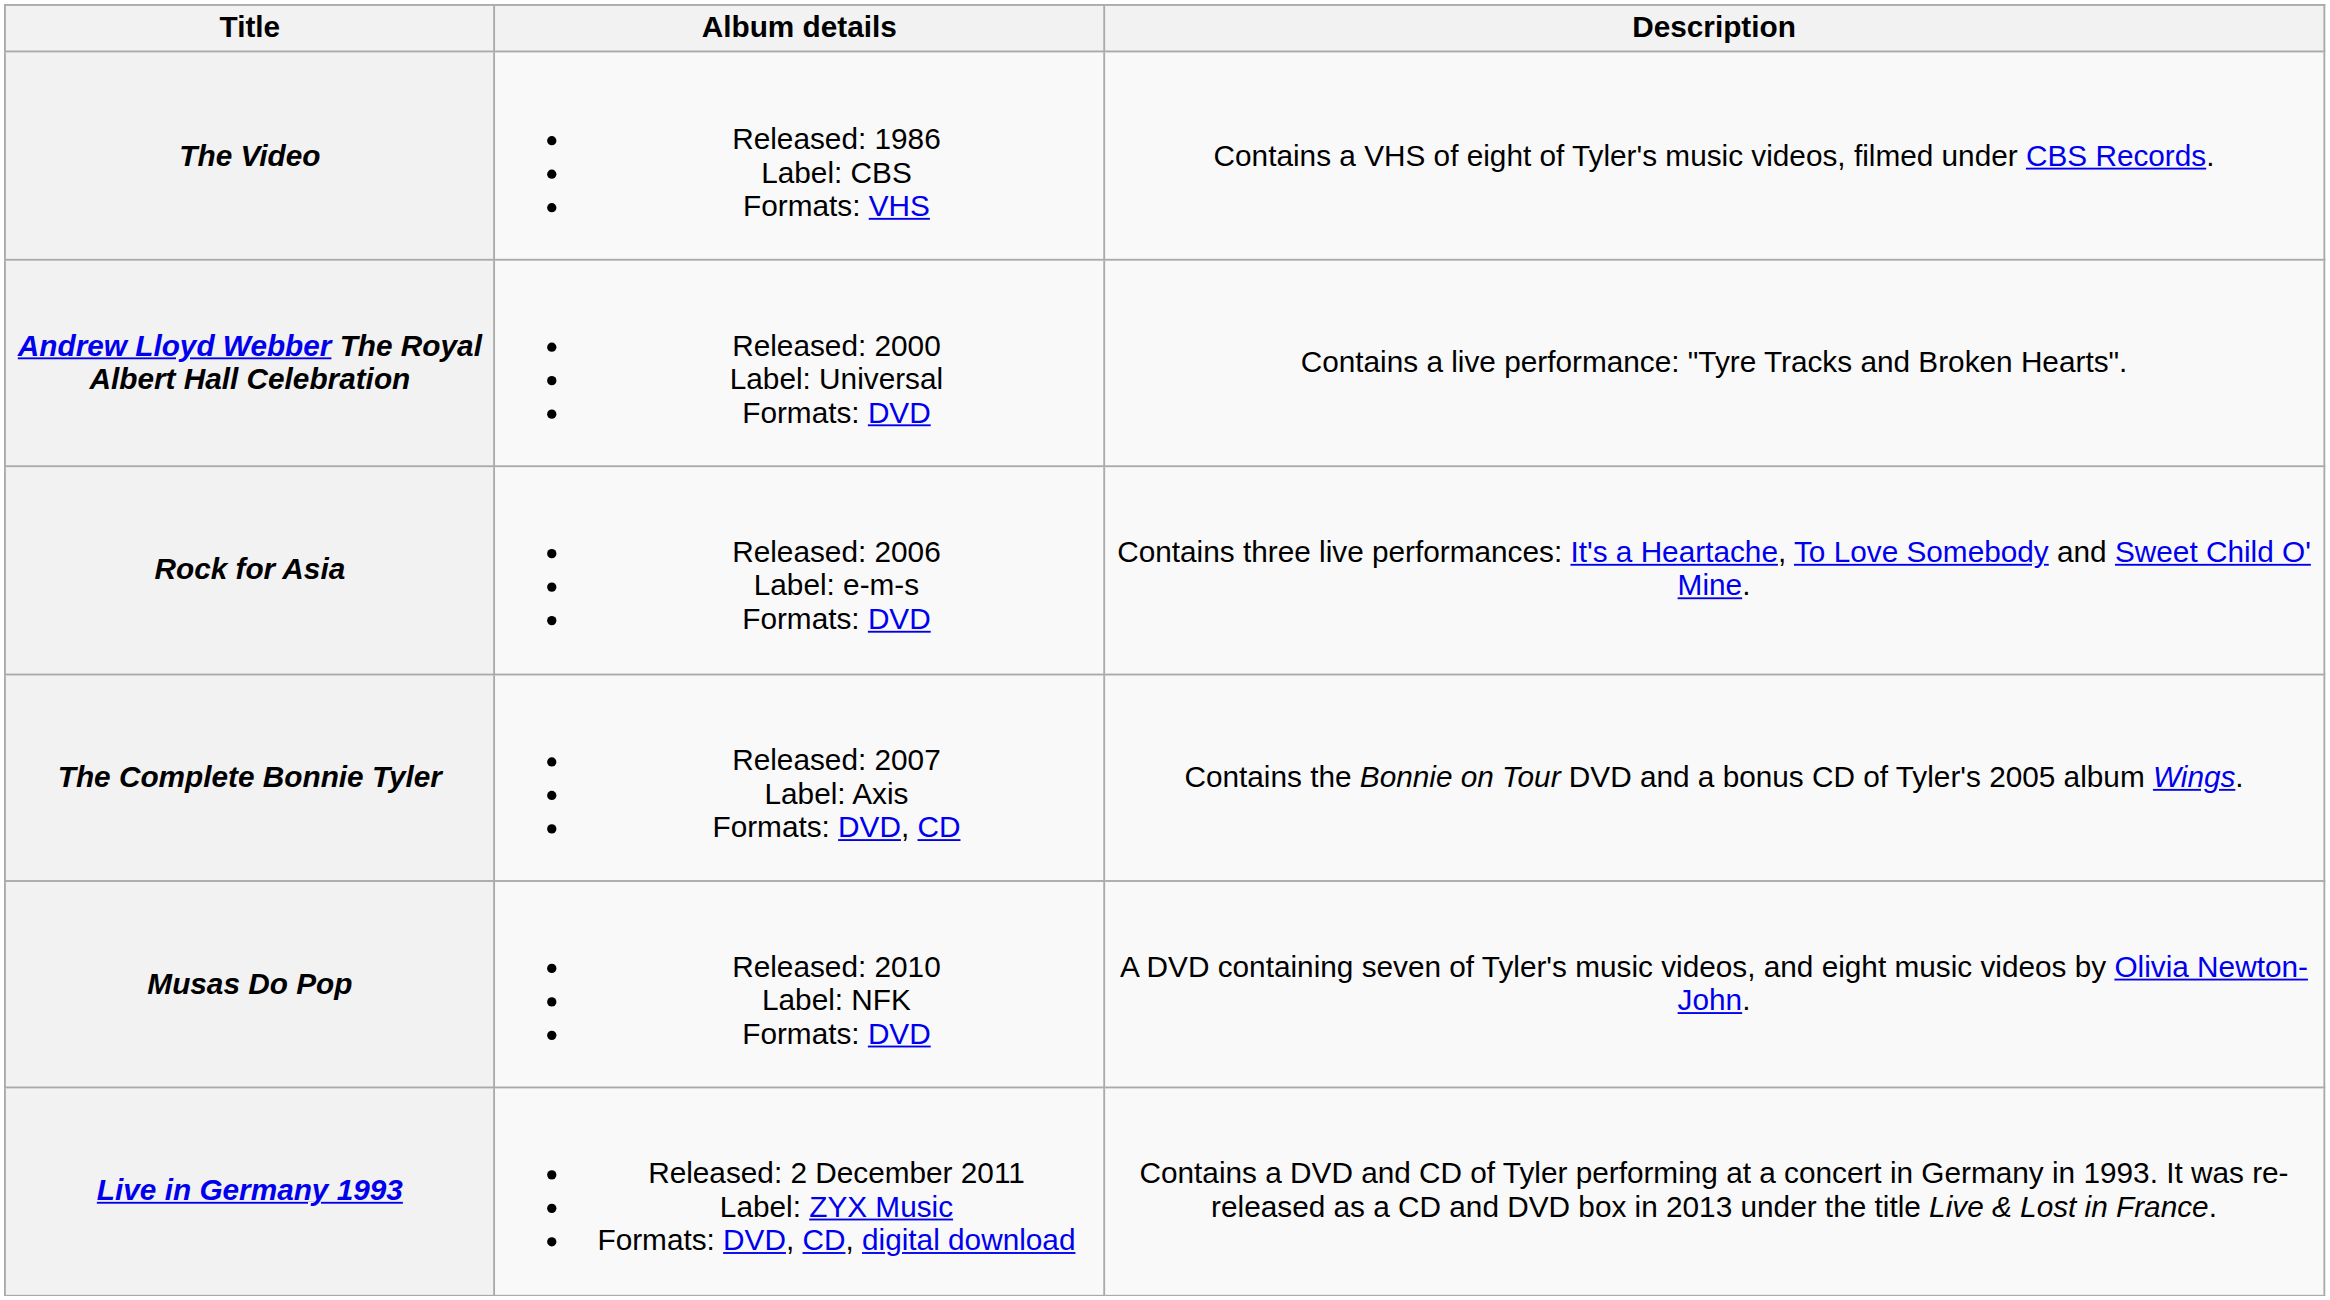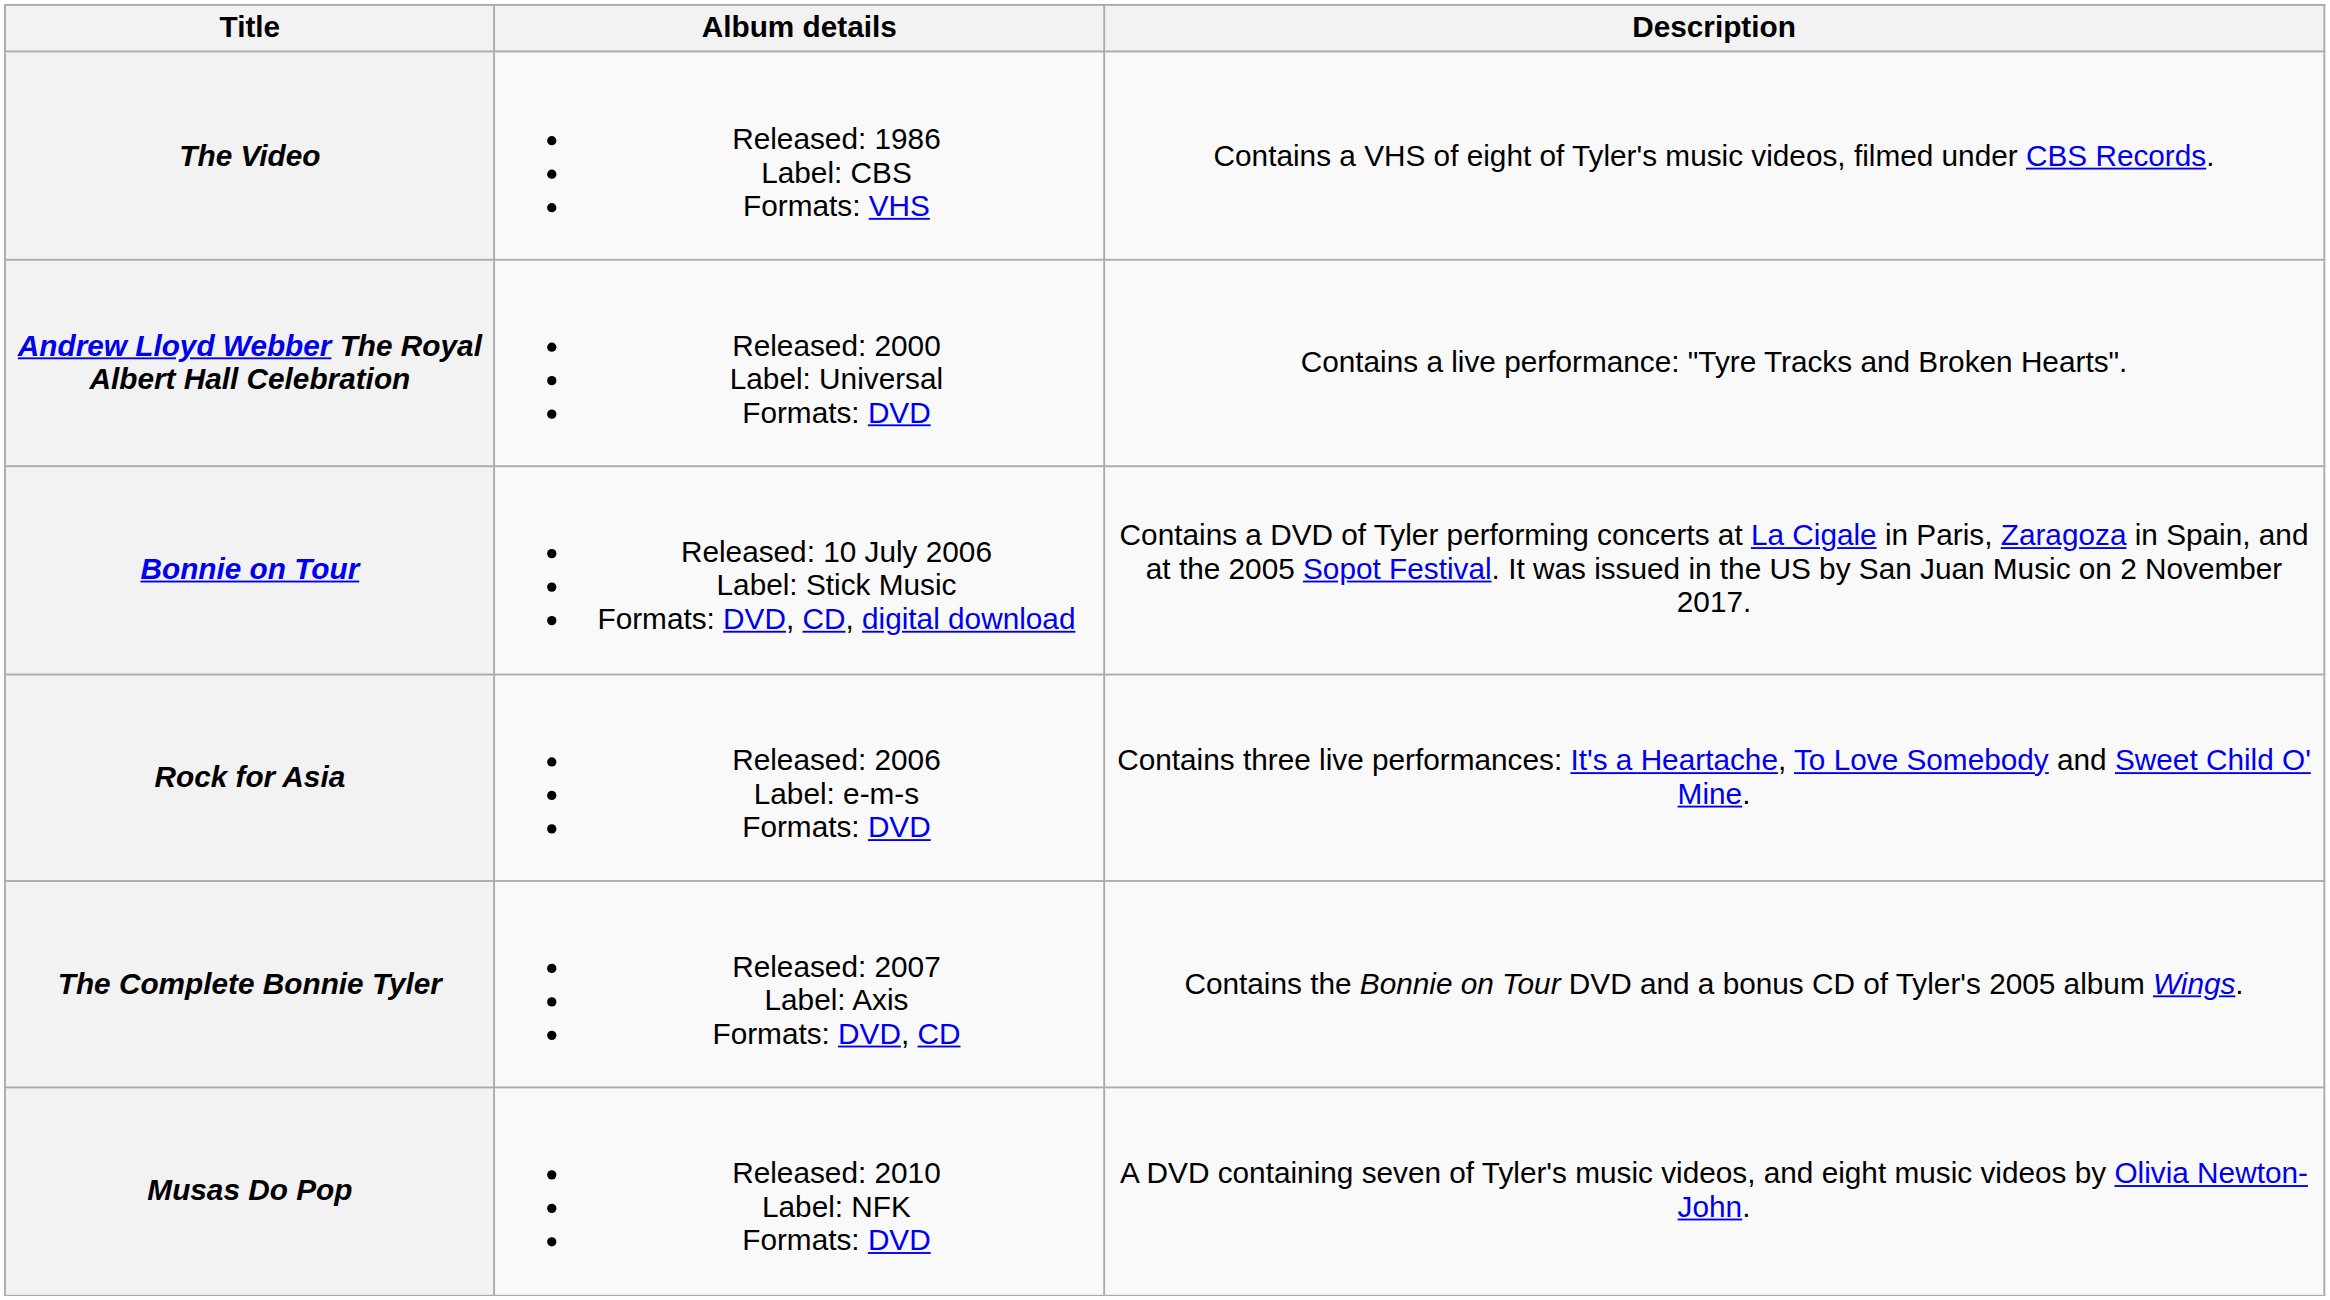+ row: (250, 569)
- row: (250, 1191)
